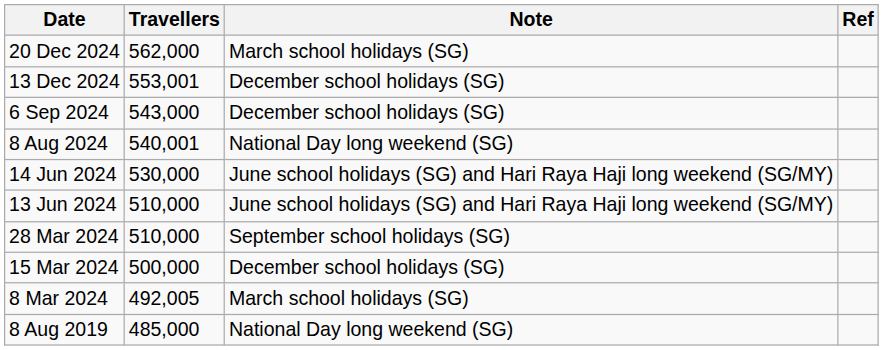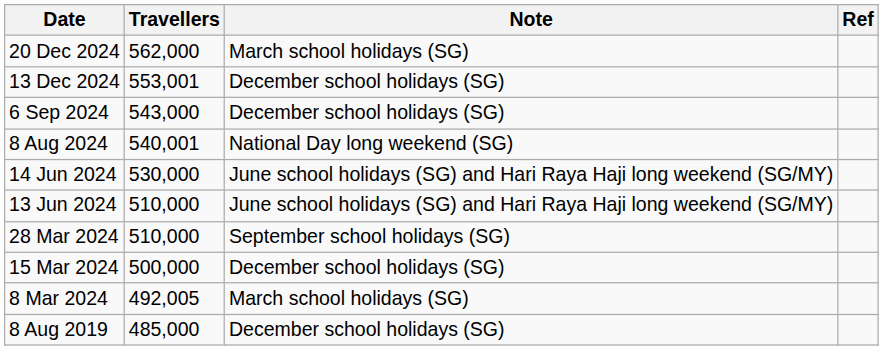(371, 329) National Day long weekend (SG) -> (367, 329) December school holidays (SG)
